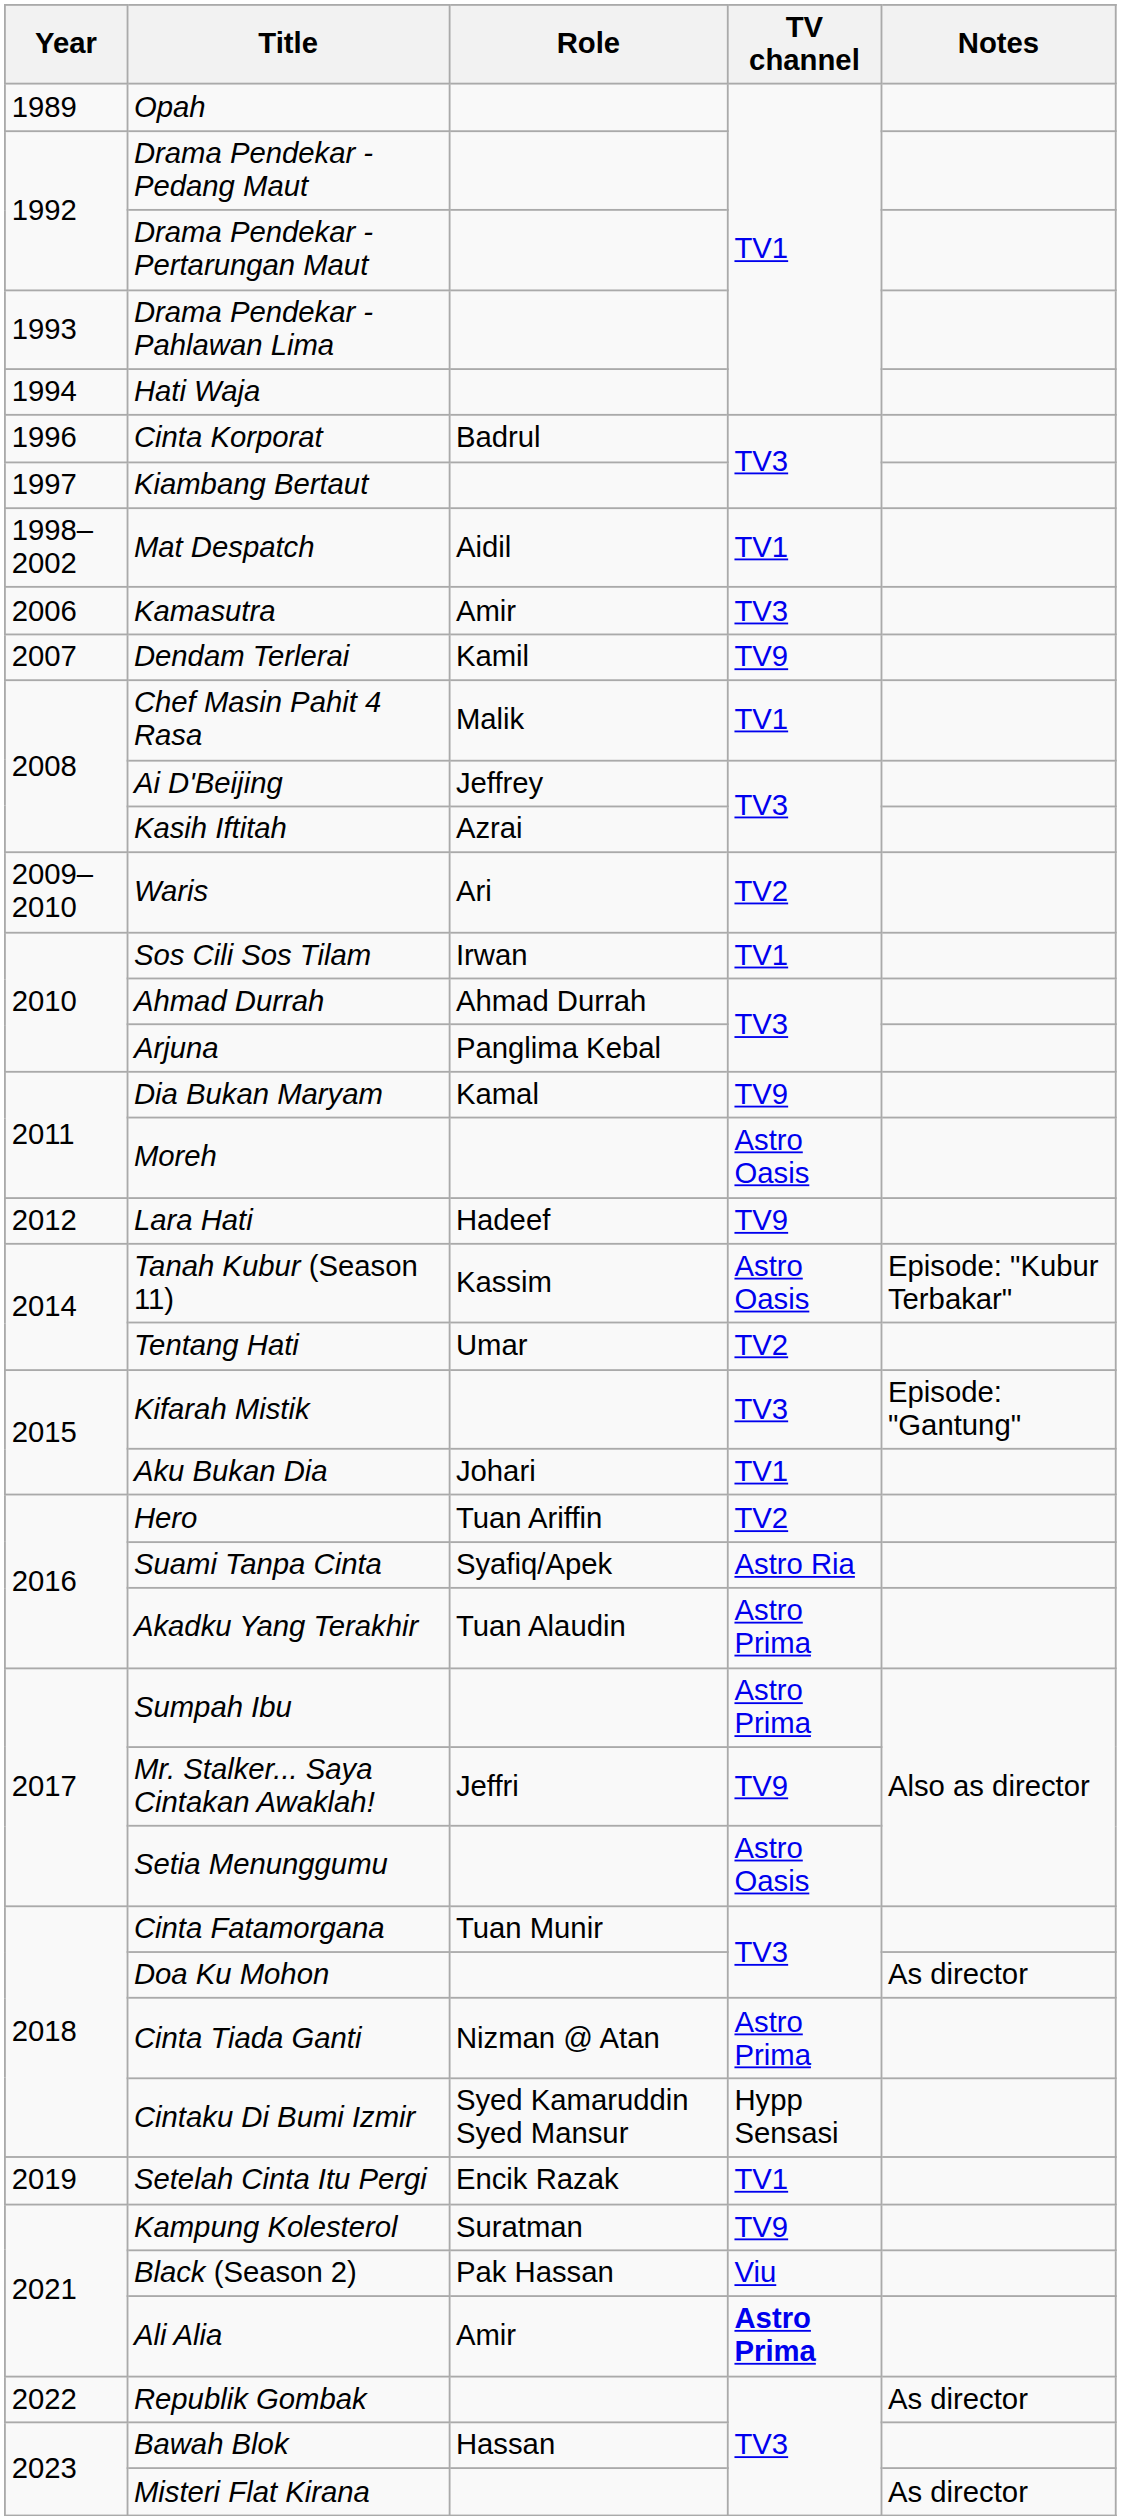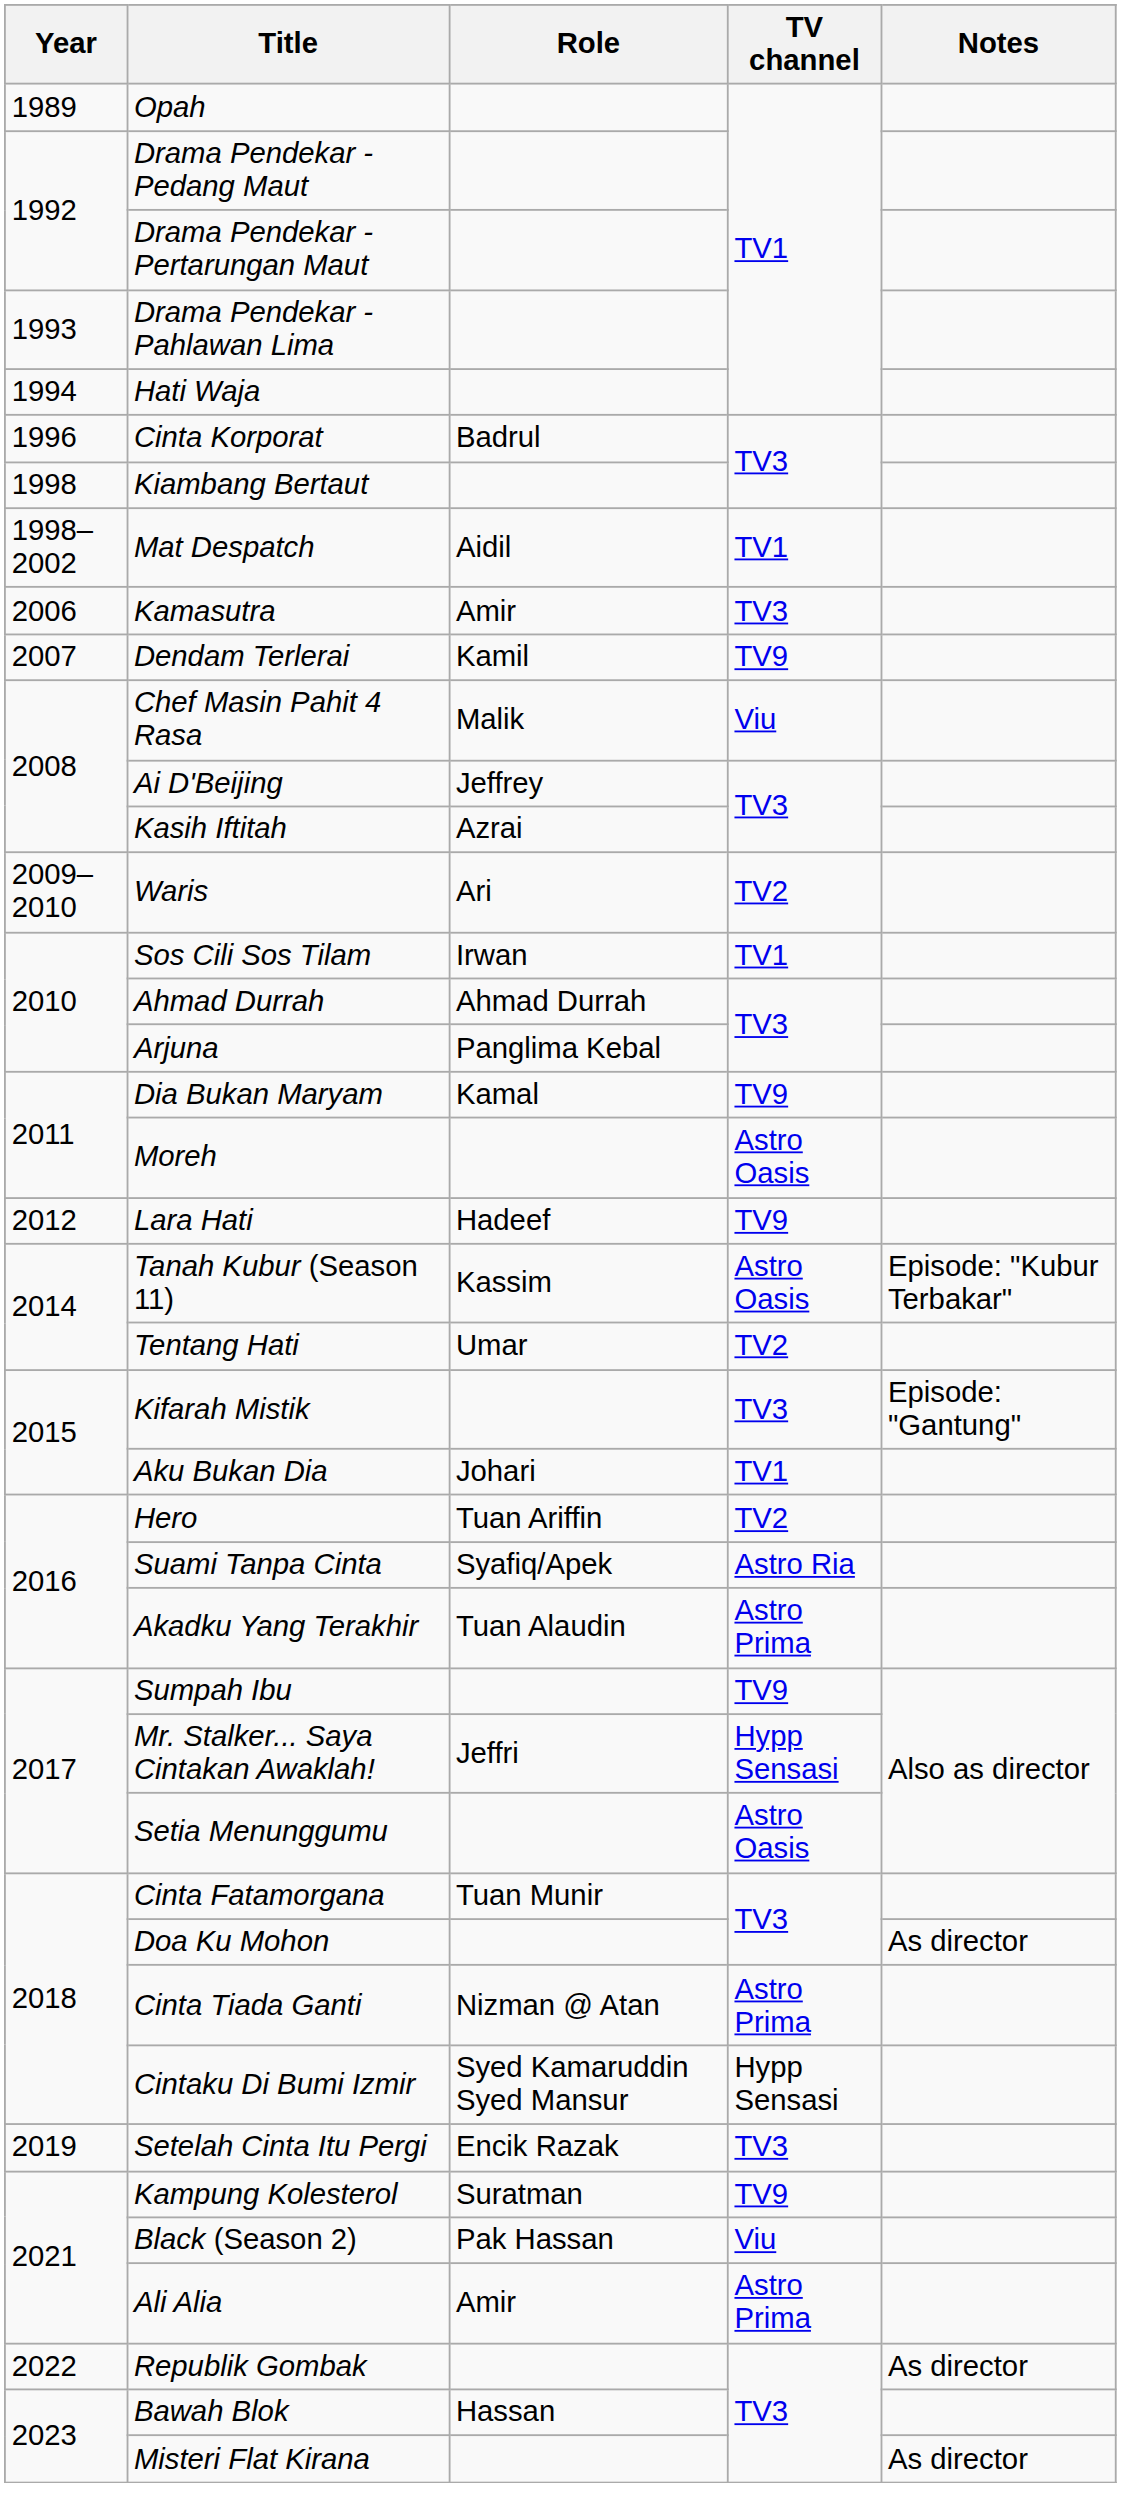(44, 484) 1997 -> (44, 484) 1998
(761, 719) TV1 -> (755, 719) Viu
(773, 1706) Astro Prima -> (761, 1690) TV9
(761, 1786) TV9 -> (787, 1753) Hypp Sensasi
(761, 2180) TV1 -> (761, 2147) TV3
(775, 2335) bold -> (773, 2302) normal
